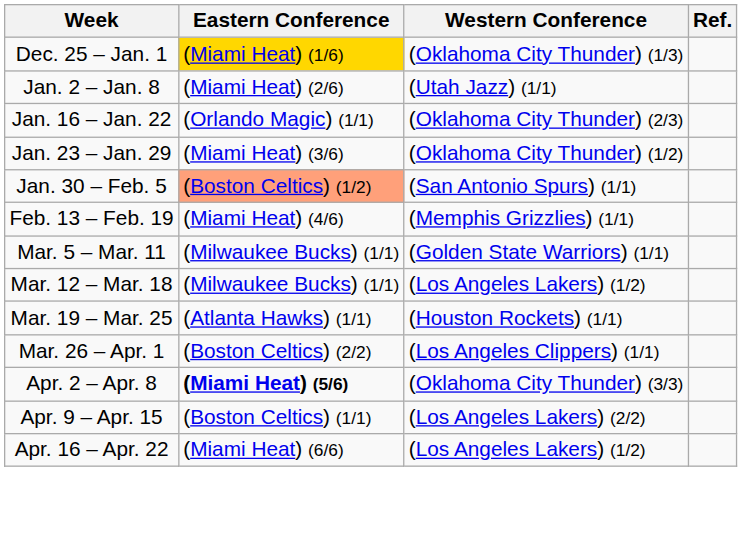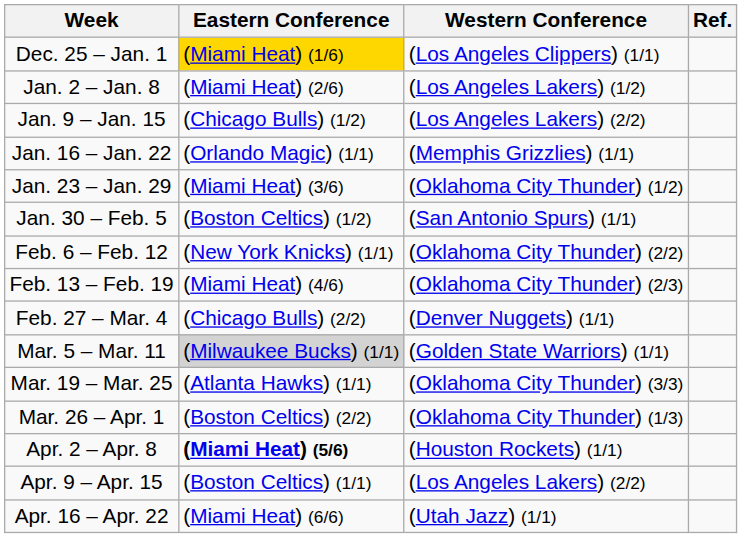(546, 53) (Oklahoma City Thunder) (1/3) -> (534, 53) (Los Angeles Clippers) (1/1)
(483, 86) (Utah Jazz) (1/1) -> (527, 86) (Los Angeles Lakers) (1/2)
+ row: (92, 119)
(546, 119) (Oklahoma City Thunder) (2/3) -> (521, 152) (Memphis Grizzlies) (1/1)
(277, 185) lightsalmon background -> (277, 218) no background
+ row: (92, 251)
(521, 218) (Memphis Grizzlies) (1/1) -> (546, 284) (Oklahoma City Thunder) (2/3)
+ row: (92, 317)
(291, 251) no background -> (291, 350) lightgrey background
- row: (92, 284)
(516, 317) (Houston Rockets) (1/1) -> (546, 383) (Oklahoma City Thunder) (3/3)
(534, 350) (Los Angeles Clippers) (1/1) -> (546, 416) (Oklahoma City Thunder) (1/3)
(546, 383) (Oklahoma City Thunder) (3/3) -> (516, 449) (Houston Rockets) (1/1)
(527, 449) (Los Angeles Lakers) (1/2) -> (483, 515) (Utah Jazz) (1/1)
